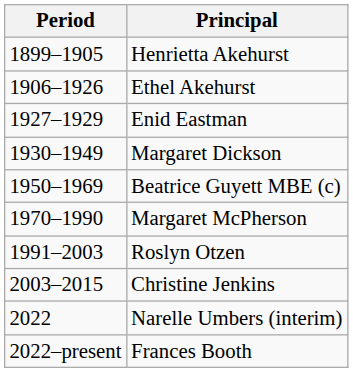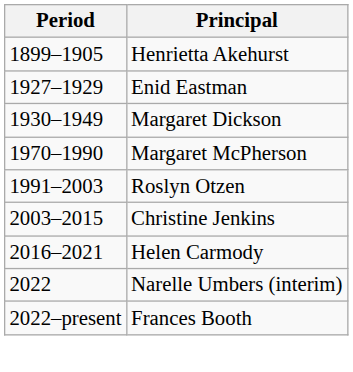- row: (193, 86)
- row: (236, 185)
+ row: (197, 251)
